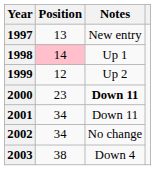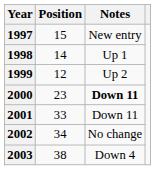(60, 34) 13 -> (60, 34) 15
(60, 54) pink background -> (60, 54) no background
(60, 114) 34 -> (60, 114) 33
